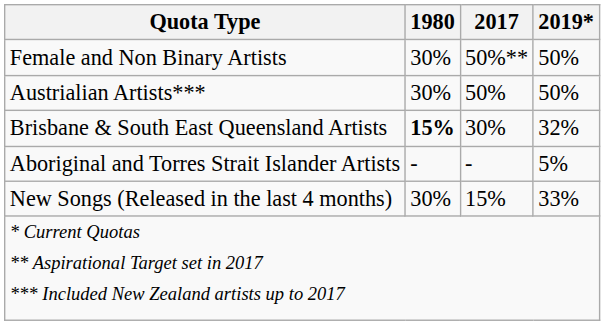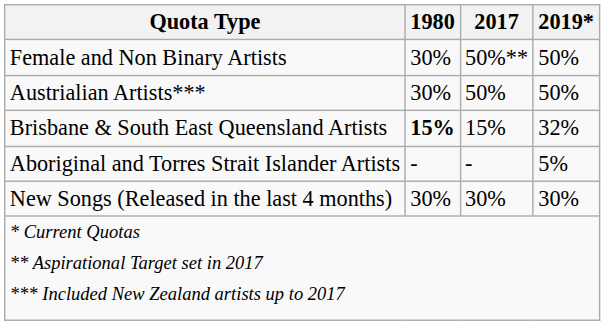(485, 127) 30% -> (485, 127) 15%
(485, 198) 15% -> (485, 198) 30%
(559, 198) 33% -> (559, 198) 30%
